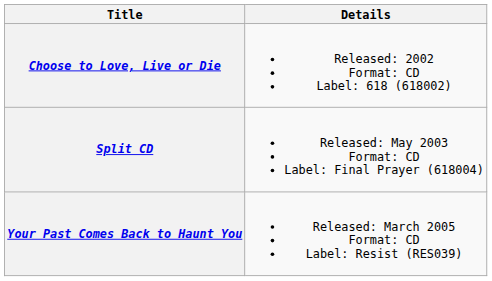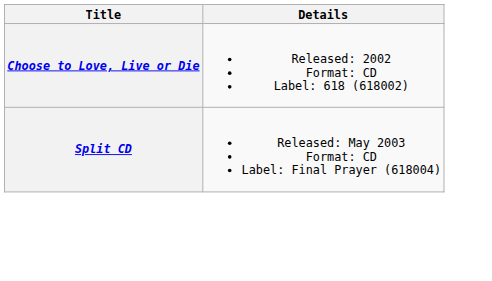- row: (125, 233)
